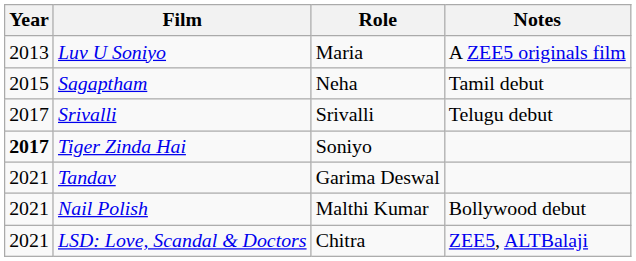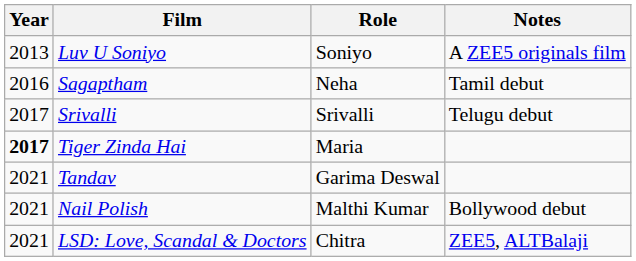(339, 51) Maria -> (344, 51) Soniyo
(29, 83) 2015 -> (29, 83) 2016
(344, 146) Soniyo -> (339, 146) Maria
